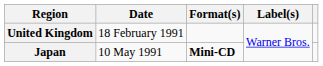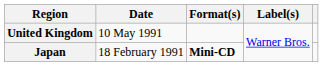(141, 33) 18 February 1991 -> (130, 33) 10 May 1991
(130, 52) 10 May 1991 -> (141, 52) 18 February 1991
